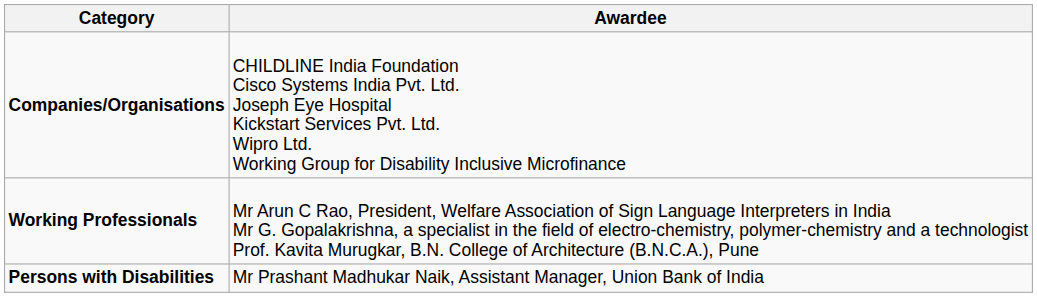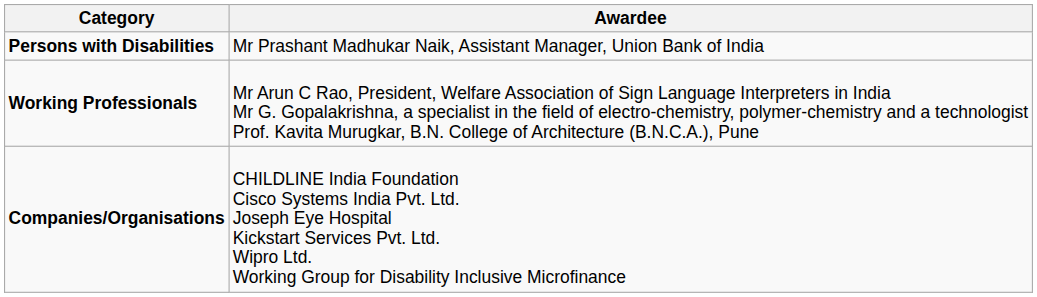rows swapped: (111, 277) <-> (117, 104)
